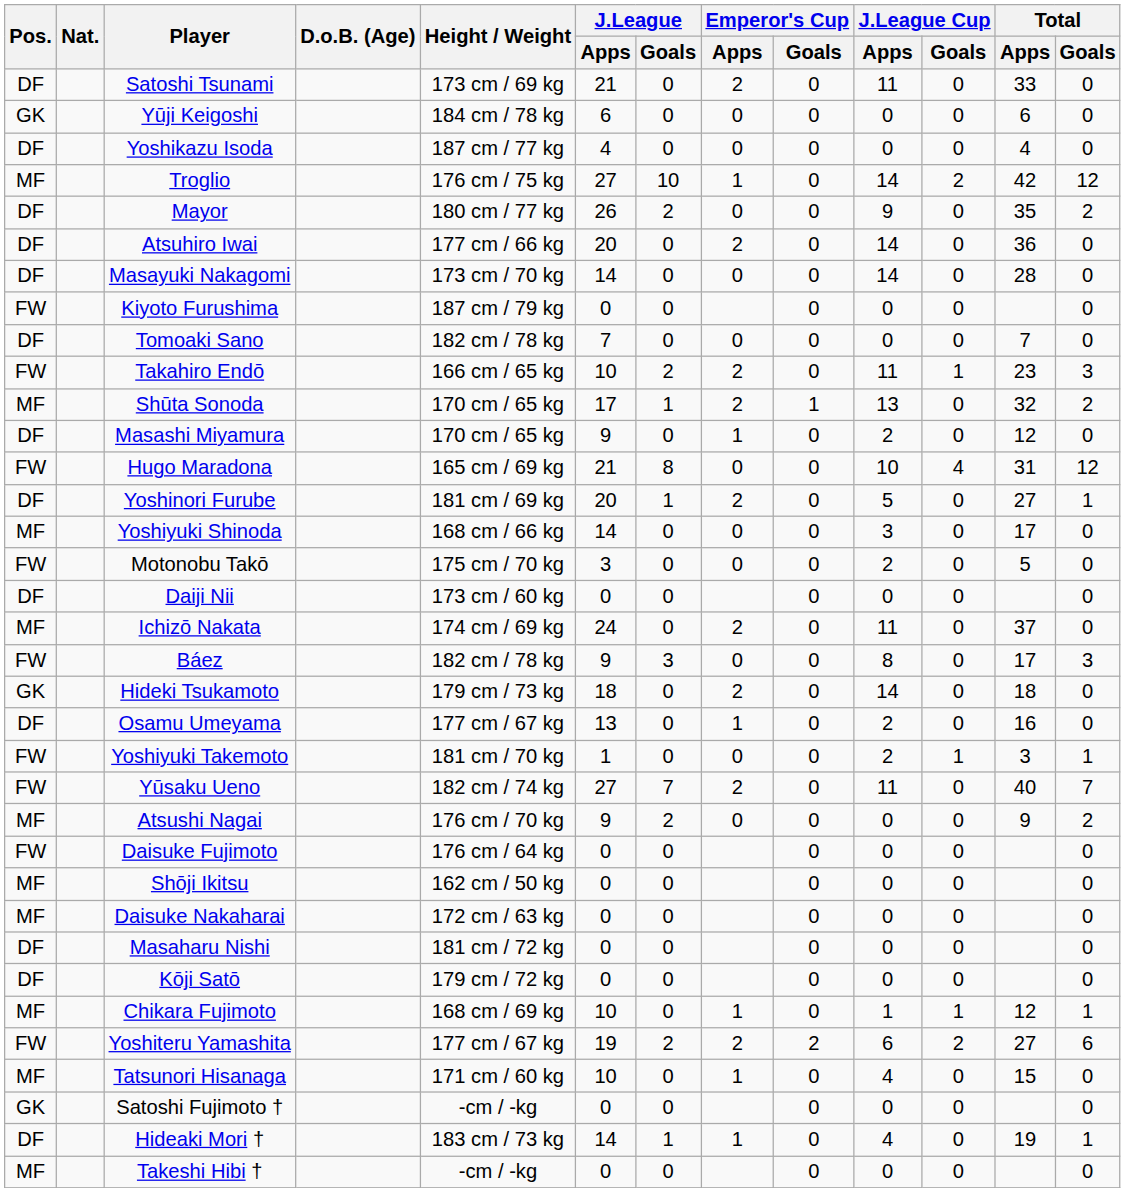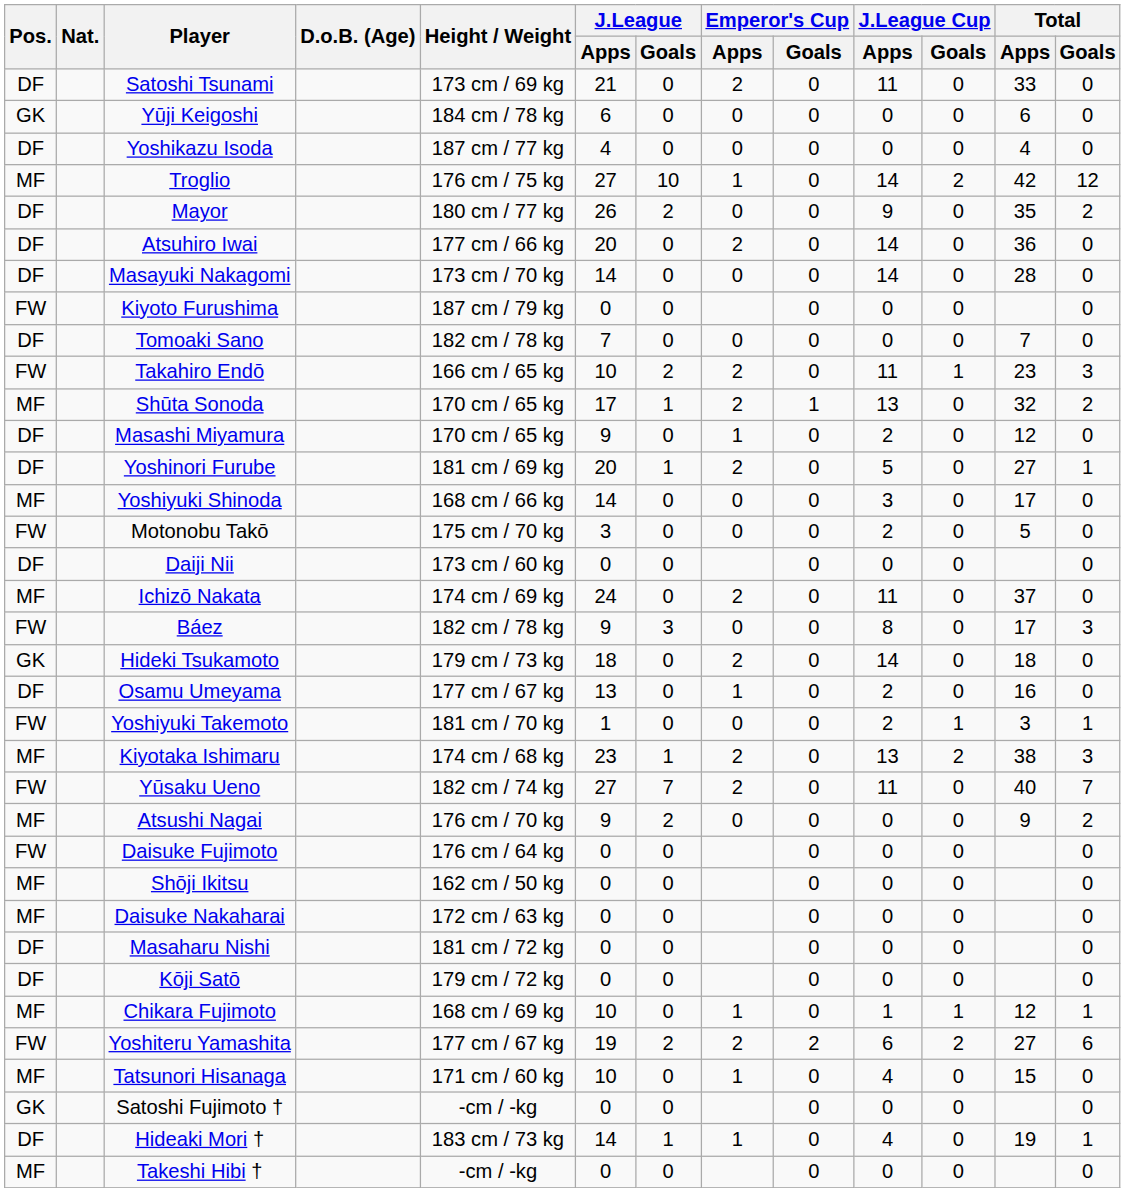- row: (200, 468)
+ row: (200, 755)
